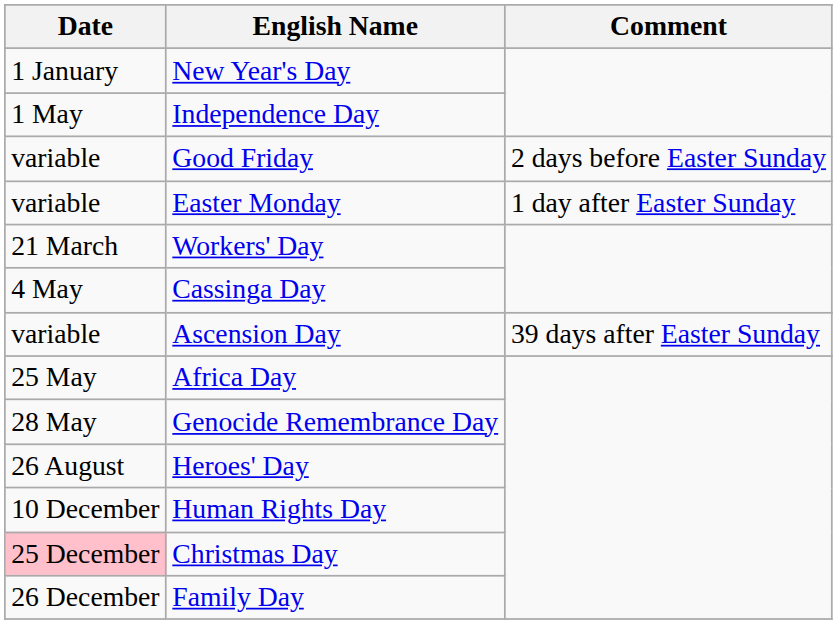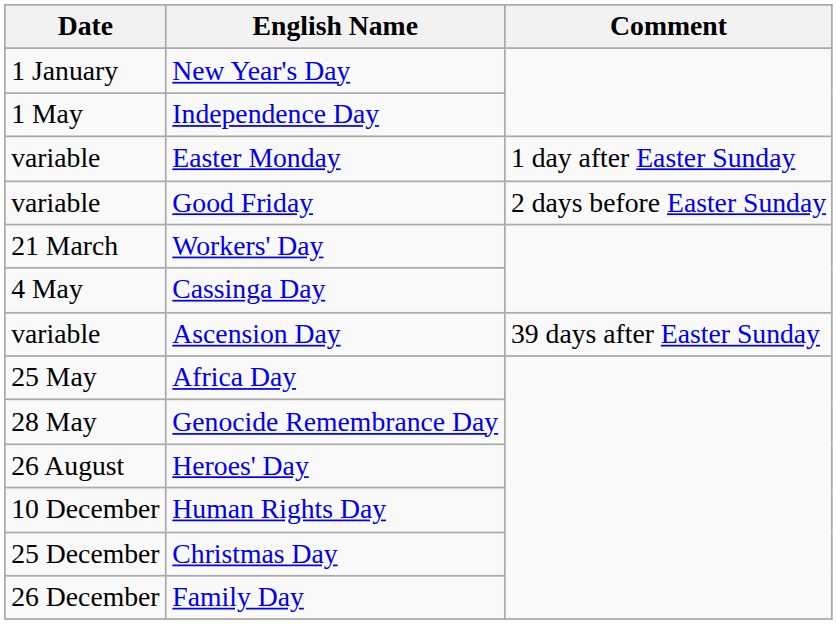rows swapped: (243, 158) <-> (256, 202)
(85, 553) pink background -> (85, 553) no background
